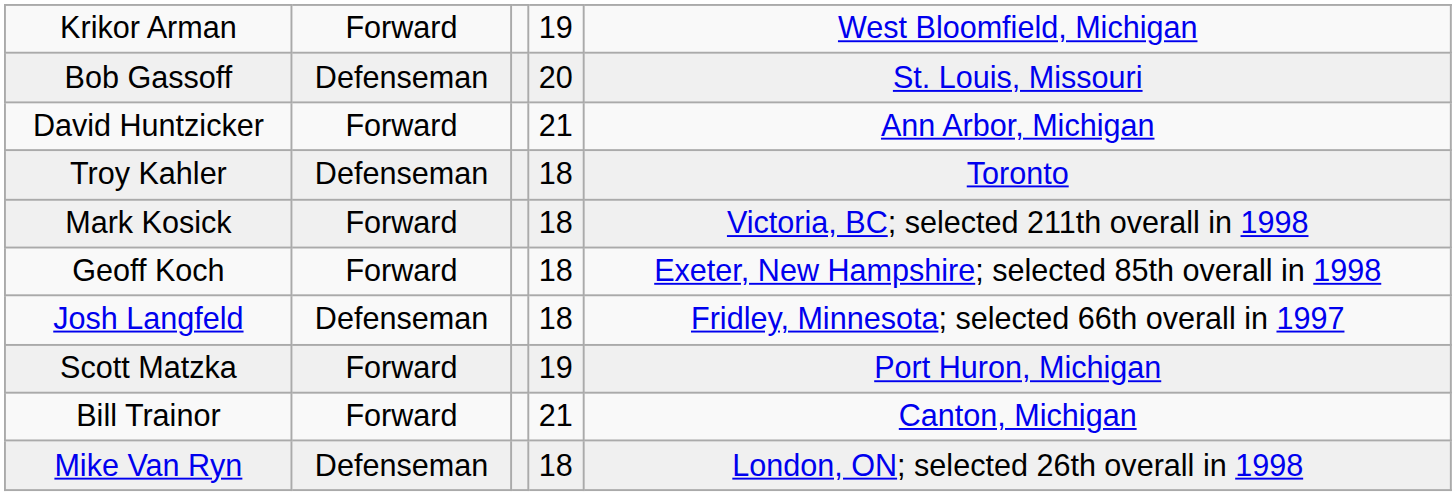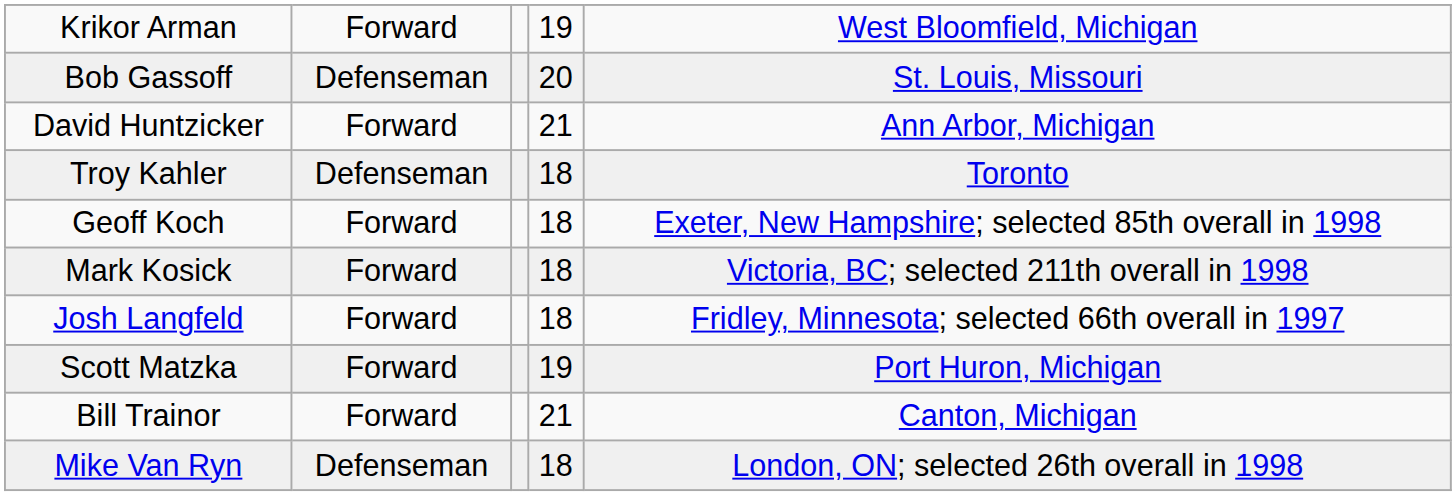rows swapped: (148, 271) <-> (148, 222)
(401, 319) Defenseman -> (401, 319) Forward
